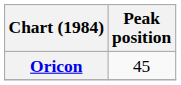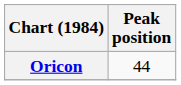(142, 65) 45 -> (142, 65) 44
